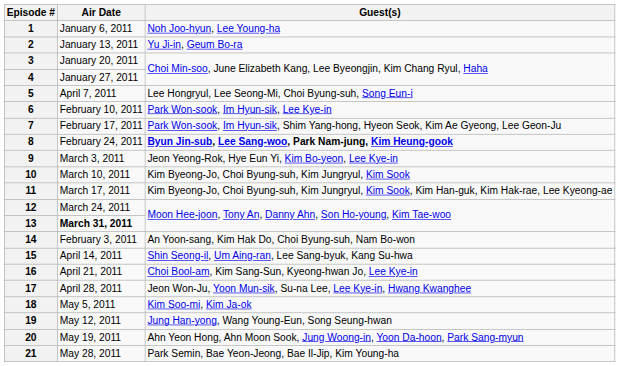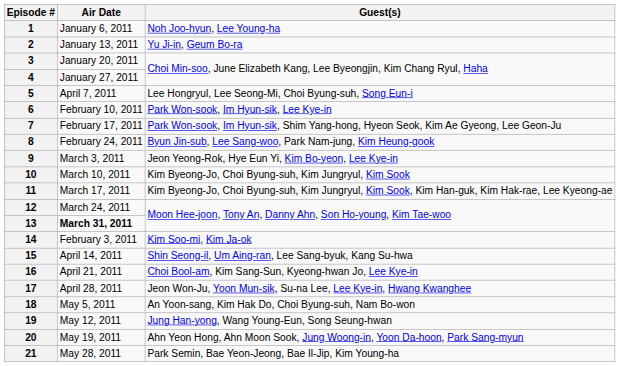(300, 142) bold -> (291, 142) normal
(281, 239) An Yoon-sang, Kim Hak Do, Choi Byung-suh, Nam Bo-won -> (199, 239) Kim Soo-mi, Kim Ja-ok
(199, 304) Kim Soo-mi, Kim Ja-ok -> (281, 304) An Yoon-sang, Kim Hak Do, Choi Byung-suh, Nam Bo-won
